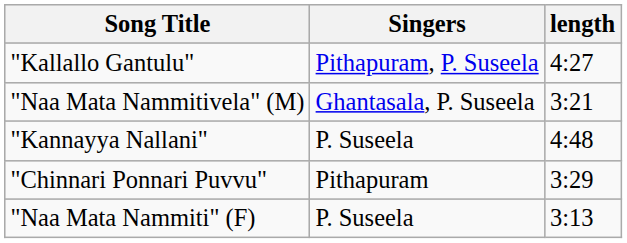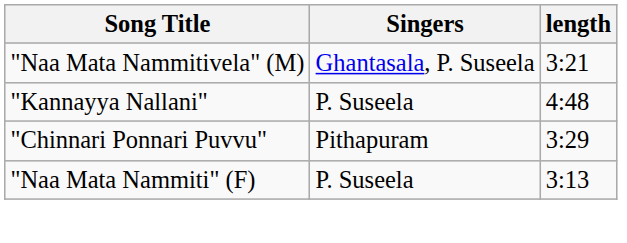- row: (102, 62)
